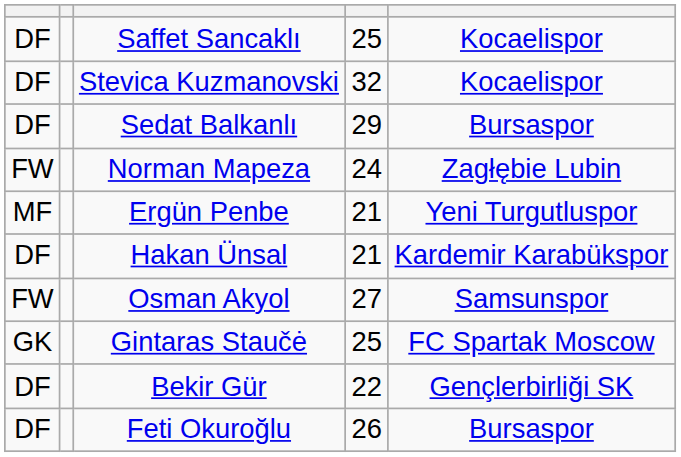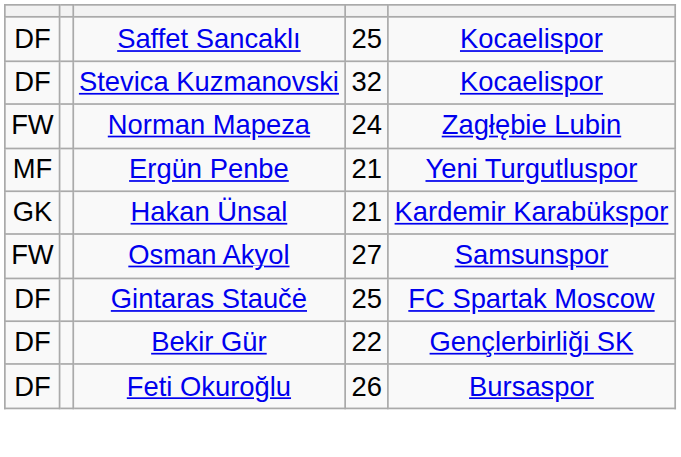- row: (209, 125)
(32, 255) DF -> (32, 212) GK
(32, 342) GK -> (32, 299) DF
